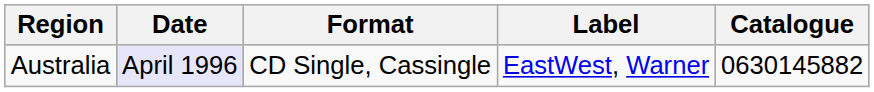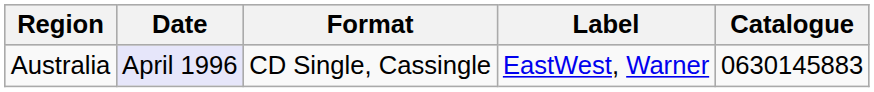(792, 65) 0630145882 -> (792, 65) 0630145883
